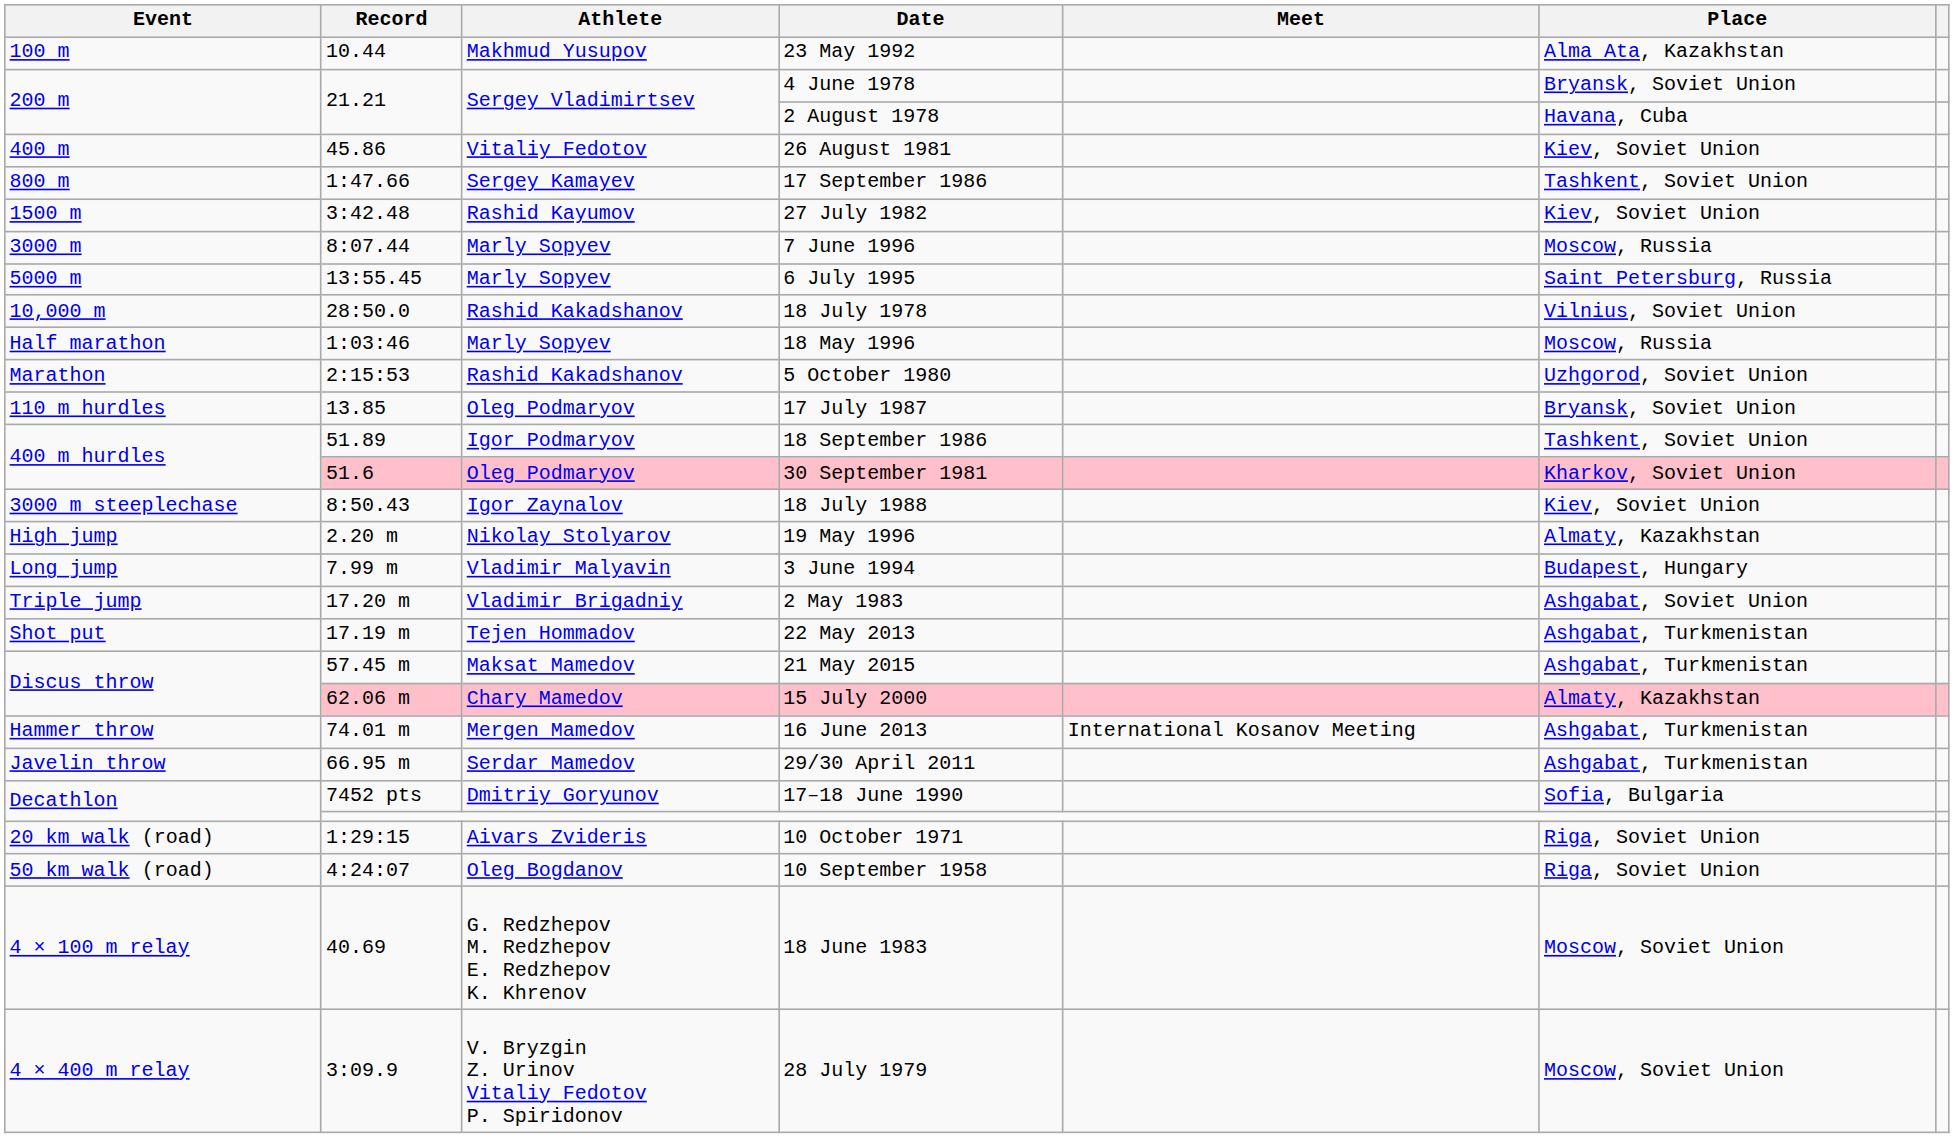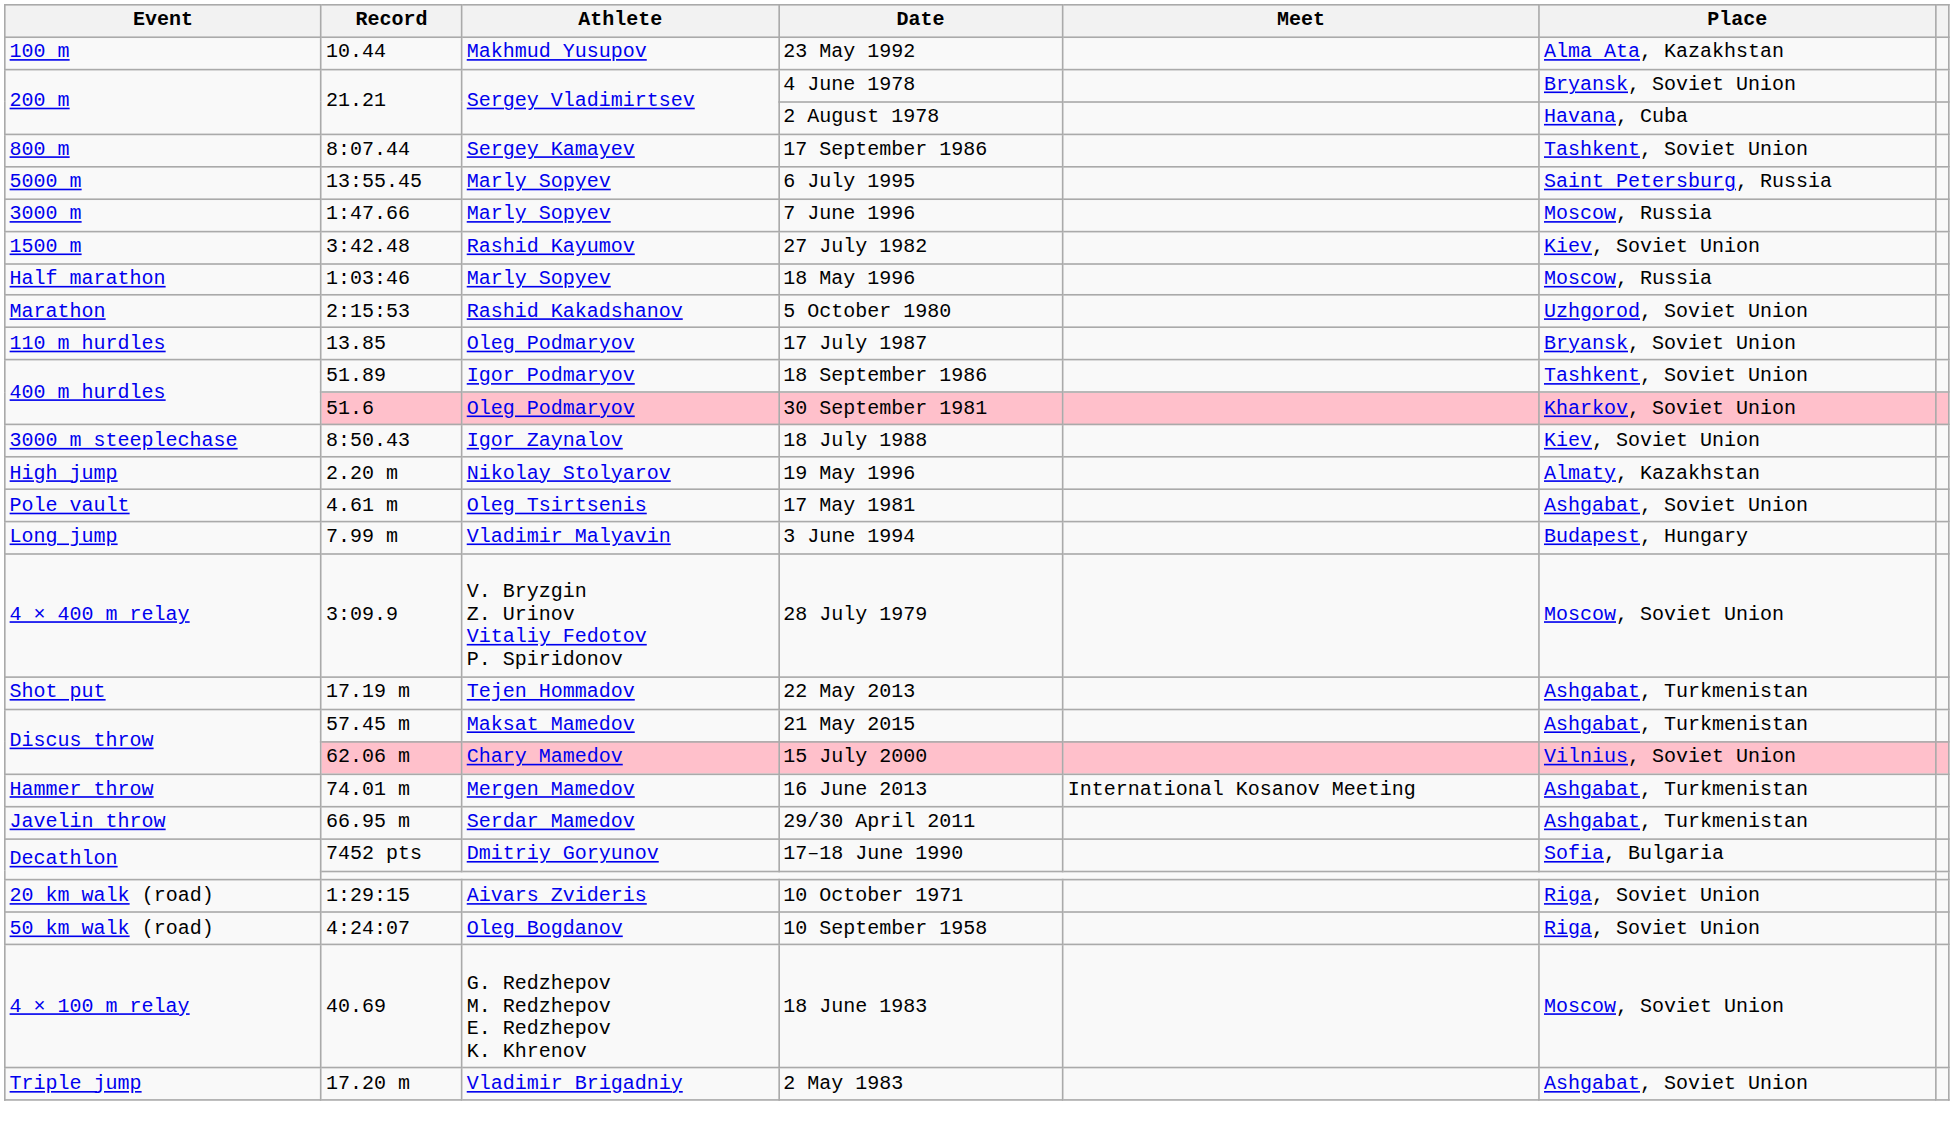- row: (867, 150)
(368, 183) 1:47.66 -> (368, 150) 8:07.44
rows swapped: (855, 215) <-> (849, 280)
(368, 247) 8:07.44 -> (368, 215) 1:47.66
- row: (855, 312)
+ row: (849, 506)
rows swapped: (843, 603) <-> (855, 1071)
(1652, 700) Almaty, Kazakhstan -> (1670, 758) Vilnius, Soviet Union
